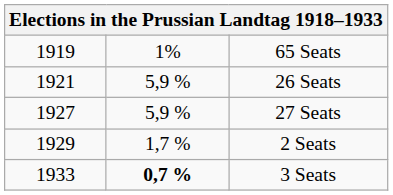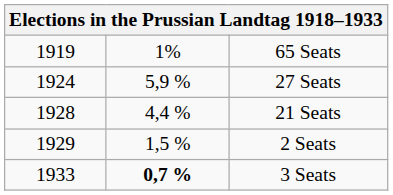- row: (308, 81)
(56, 112) 1927 -> (56, 81) 1924
+ row: (308, 112)
(168, 143) 1,7 % -> (168, 143) 1,5 %
